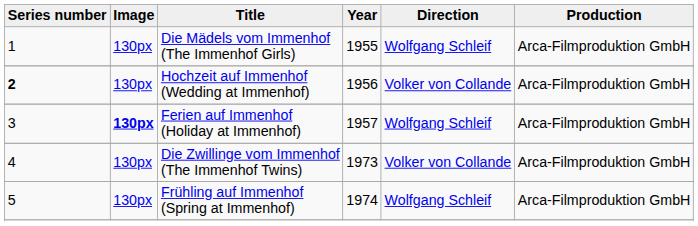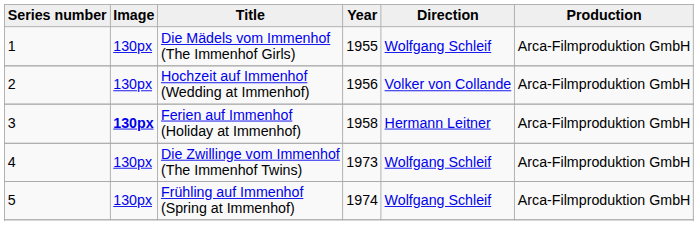(12, 84) bold -> (12, 84) normal
(362, 123) 1957 -> (362, 123) 1958
(438, 123) Wolfgang Schleif -> (438, 123) Hermann Leitner
(448, 162) Volker von Collande -> (438, 162) Wolfgang Schleif
